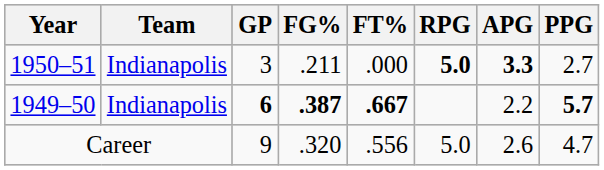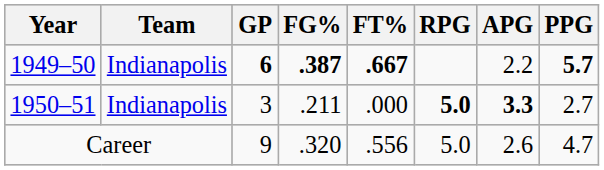rows swapped: (53, 104) <-> (53, 64)
